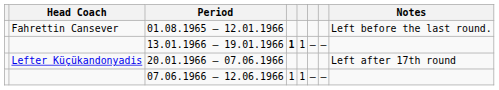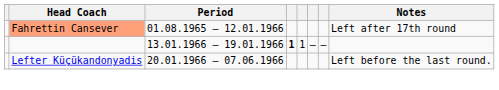(65, 29) no background -> (65, 29) lightsalmon background
(411, 29) Left before the last round. -> (394, 29) Left after 17th round
(394, 61) Left after 17th round -> (411, 61) Left before the last round.
- row: (215, 77)
